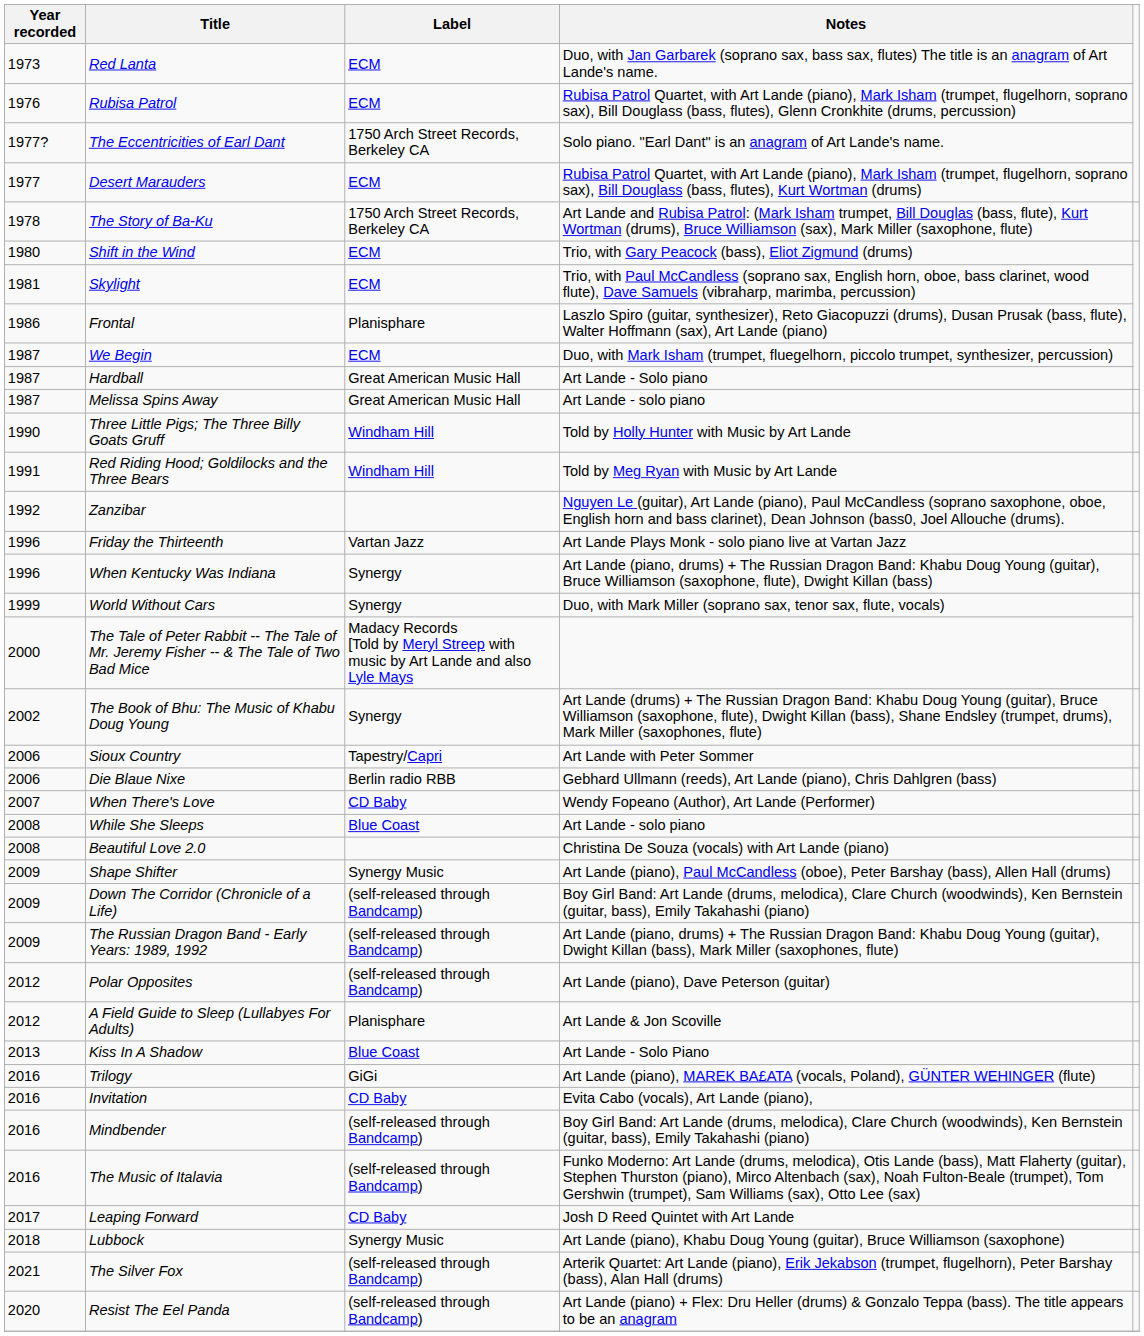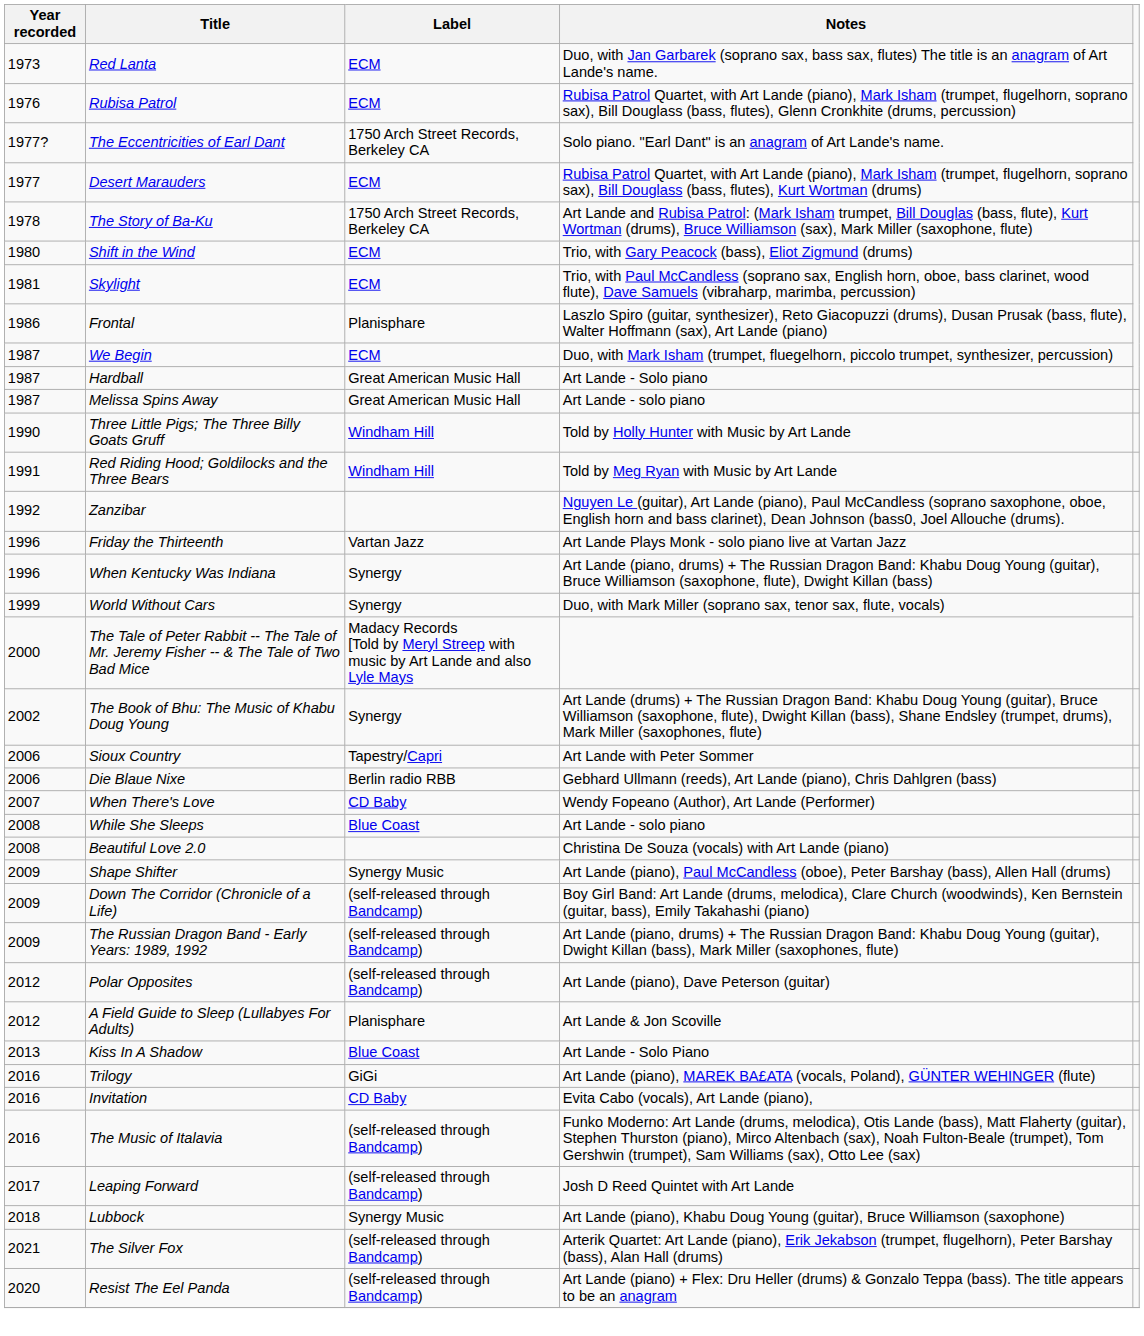- row: (127, 1130)
(377, 1217) CD Baby -> (419, 1186) (self-released through Bandcamp)
